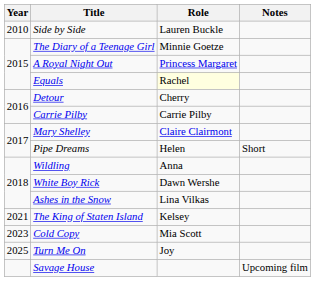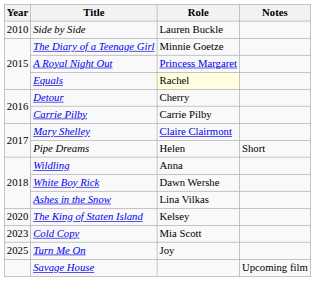(18, 217) 2021 -> (18, 217) 2020
